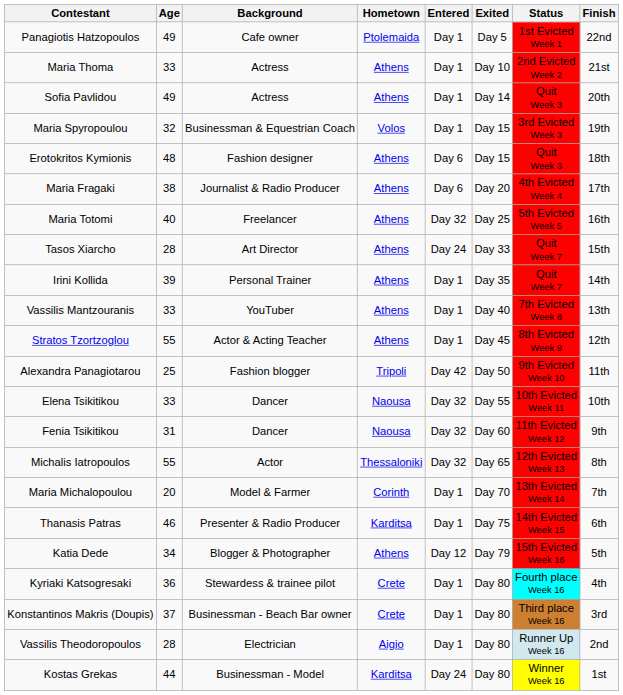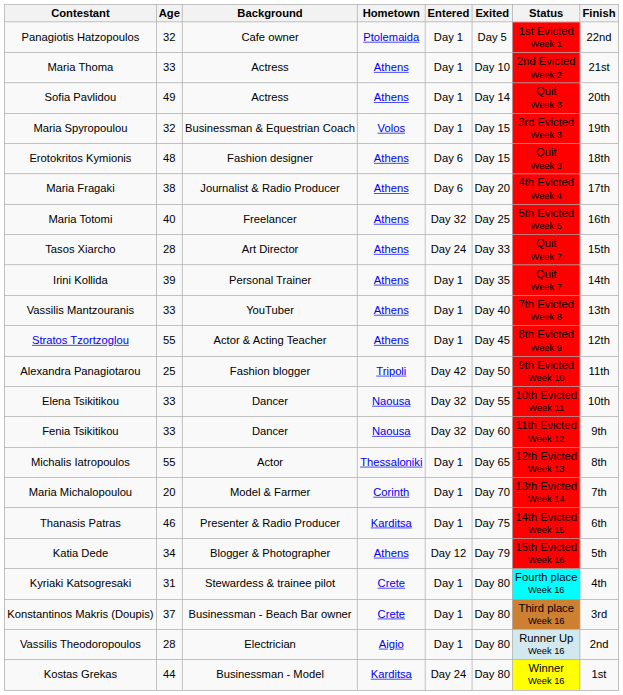(169, 37) 49 -> (169, 37) 32
(169, 432) 31 -> (169, 432) 33
(448, 462) Day 32 -> (448, 462) Day 1
(169, 583) 36 -> (169, 583) 31
